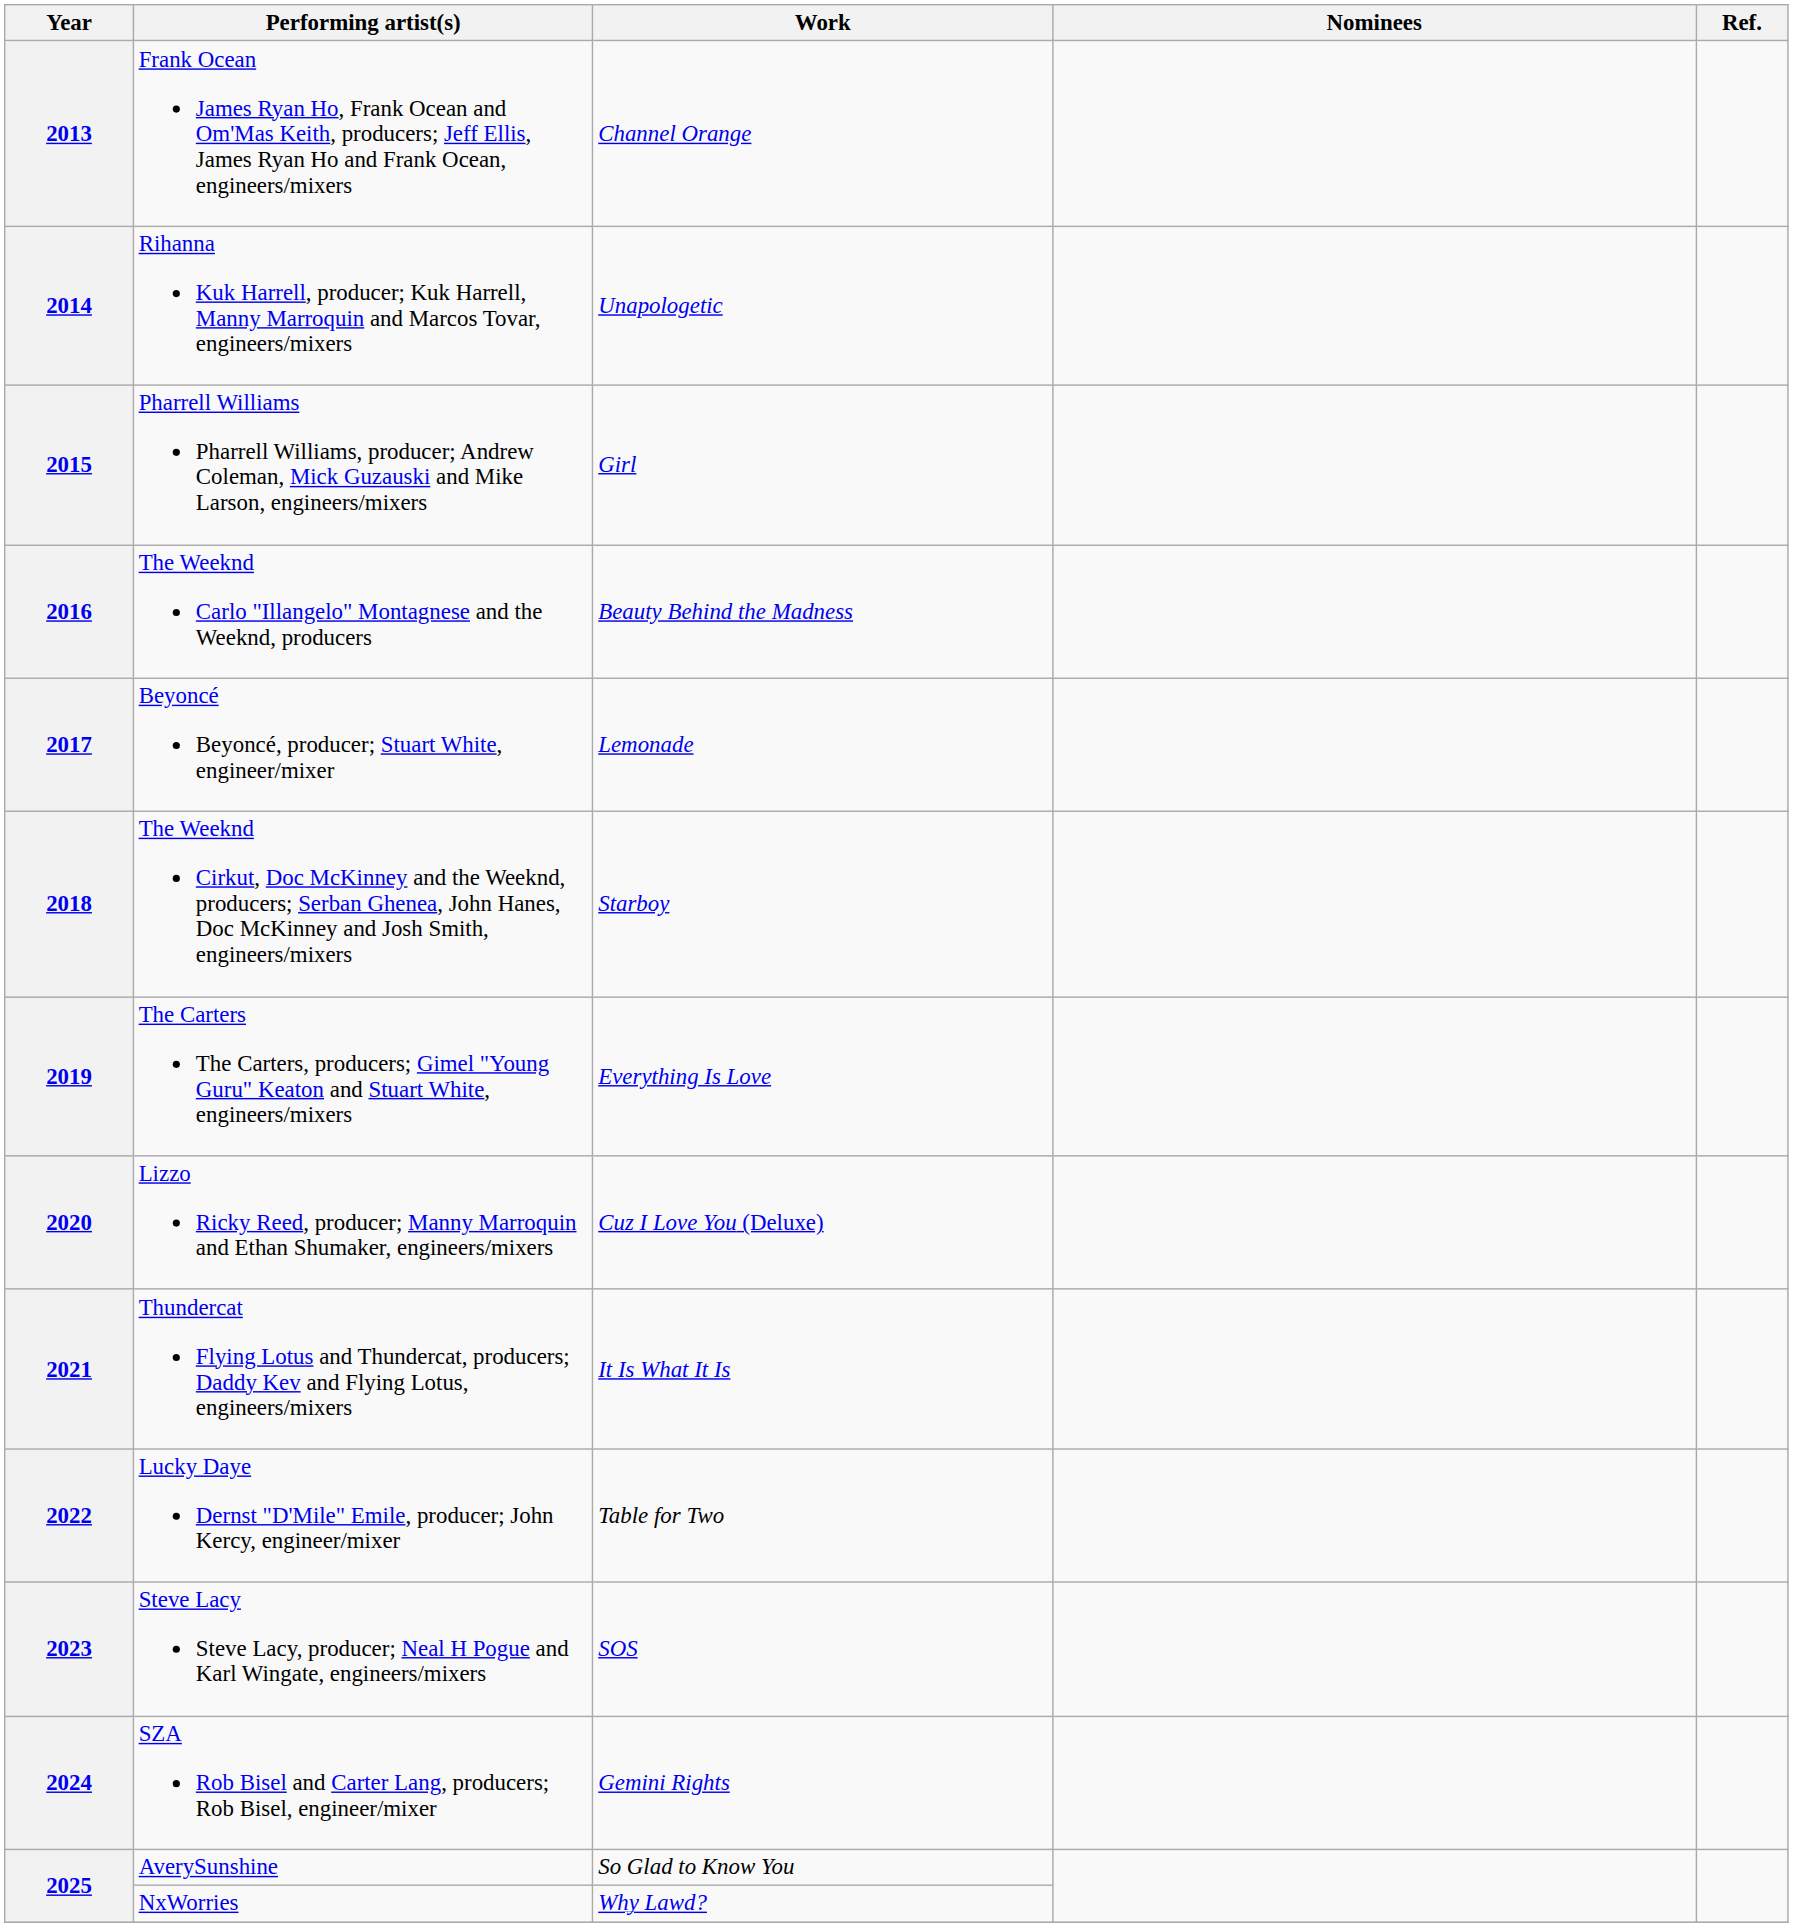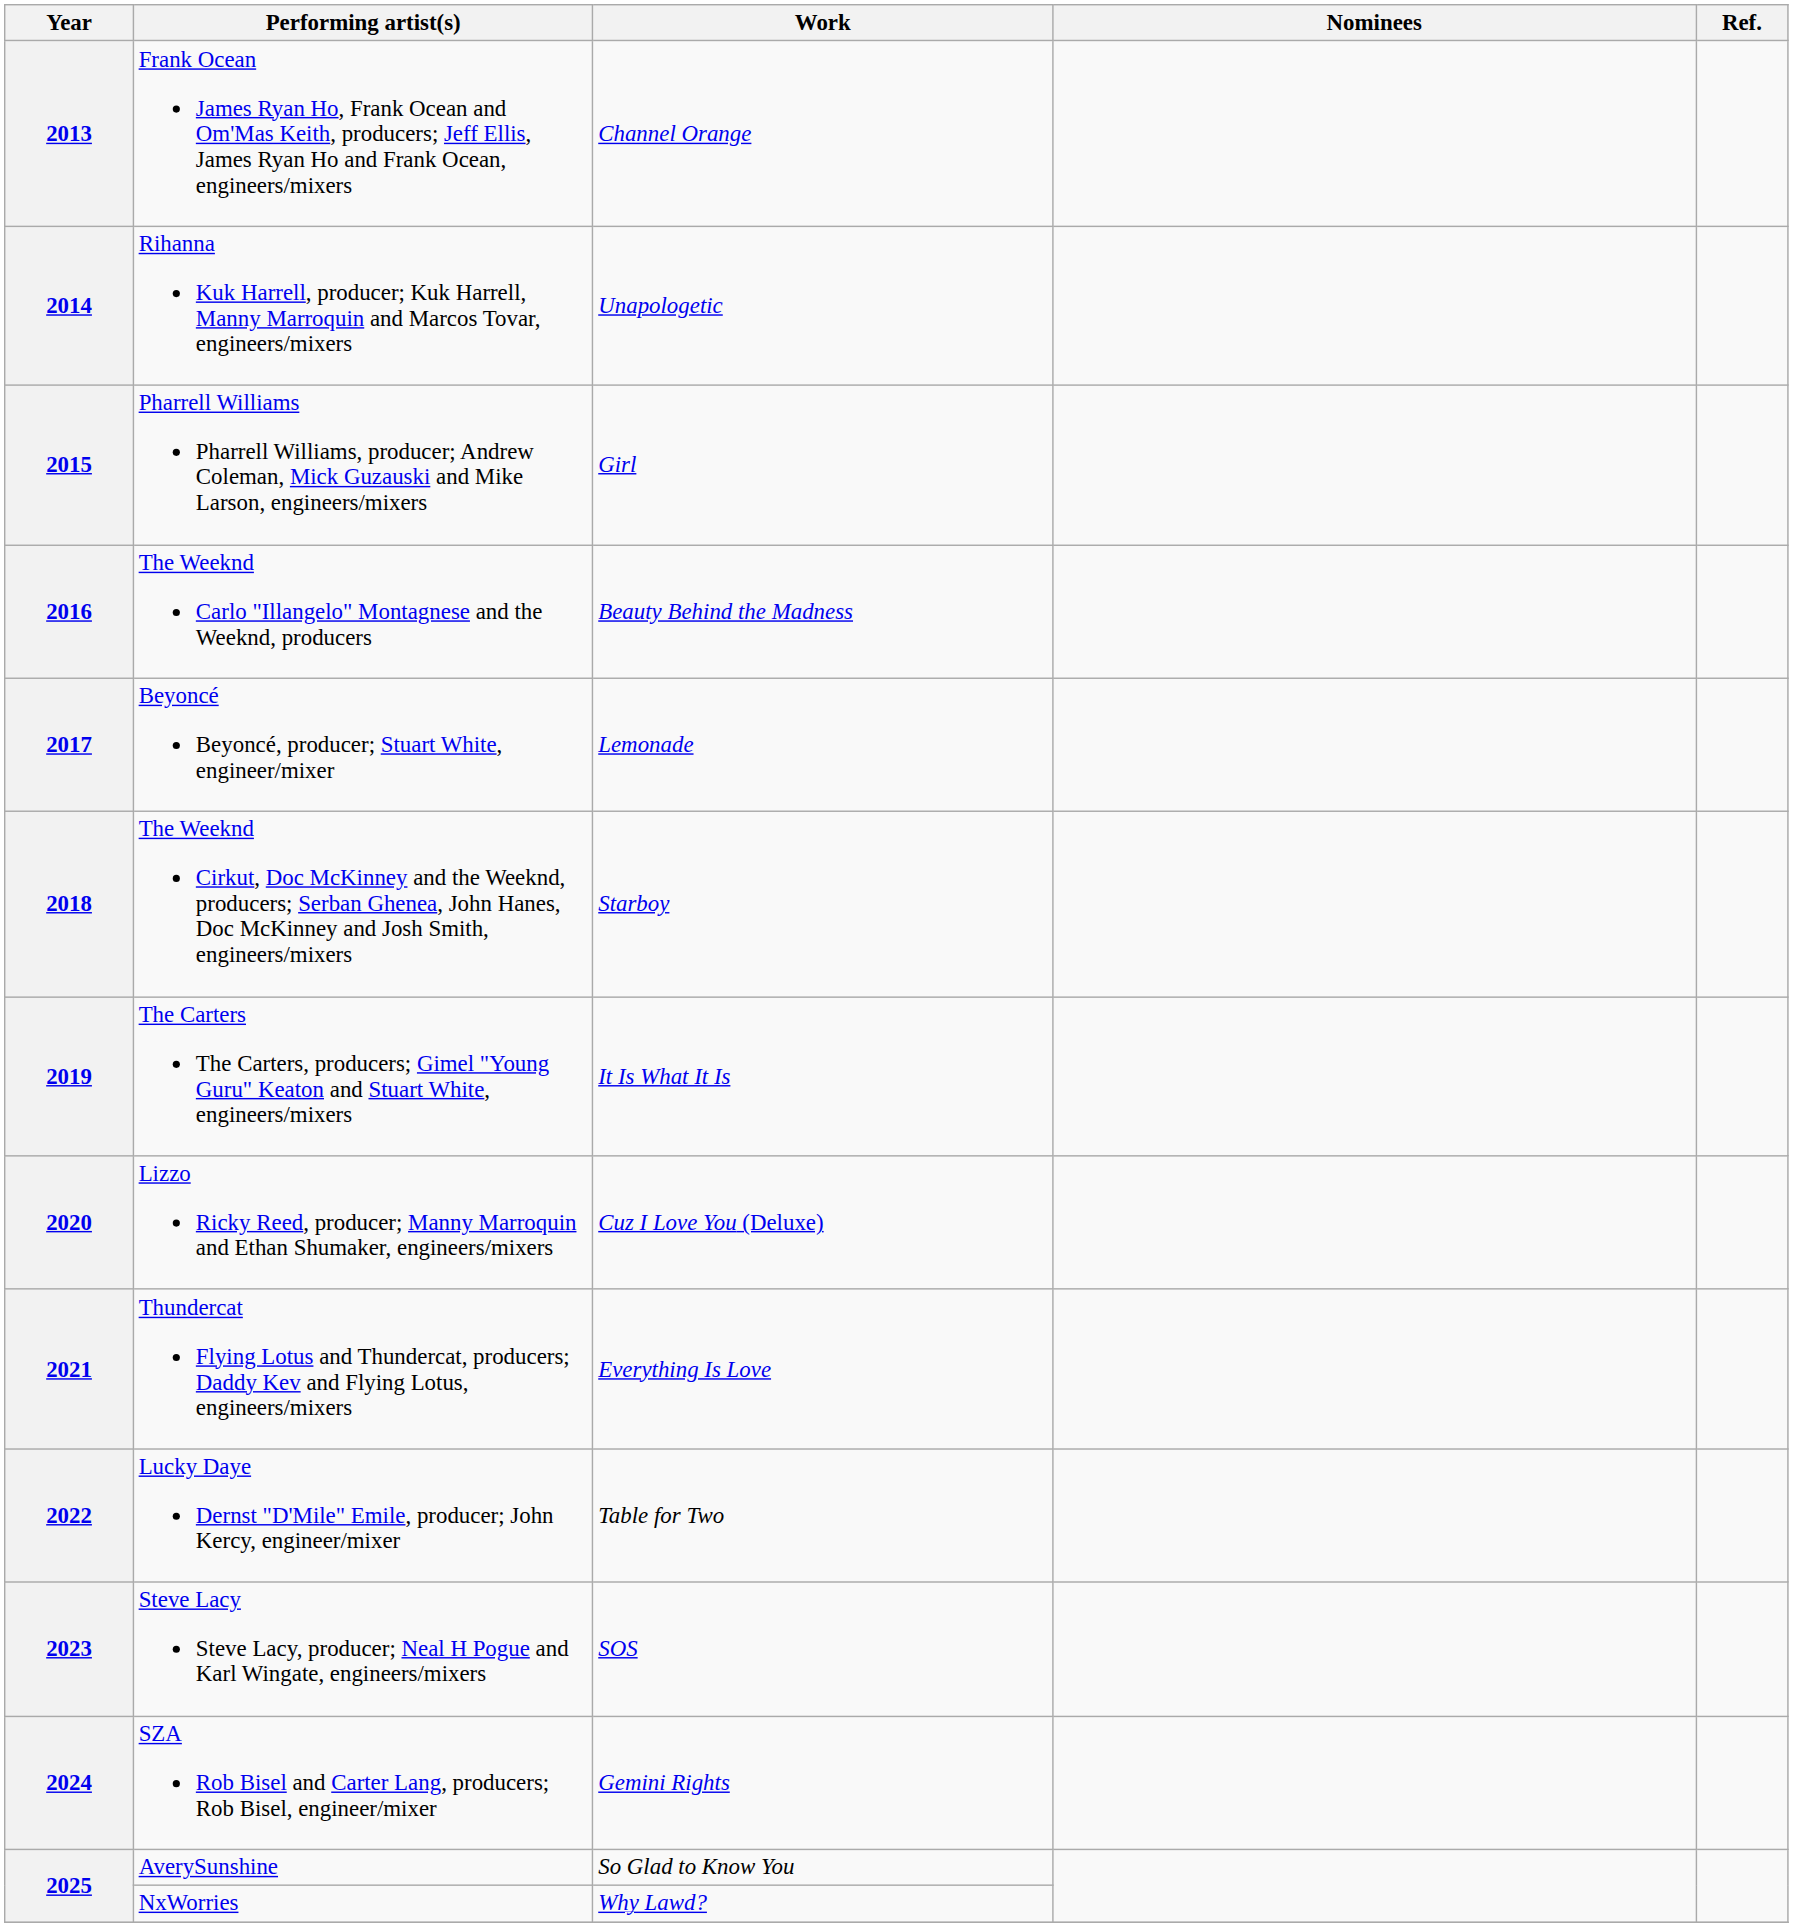(685, 1076) Everything Is Love -> (664, 1076) It Is What It Is
(664, 1368) It Is What It Is -> (685, 1368) Everything Is Love
